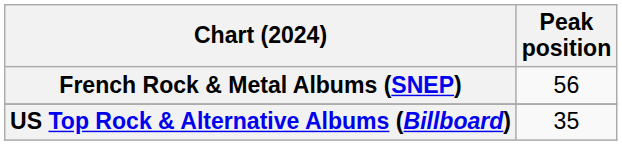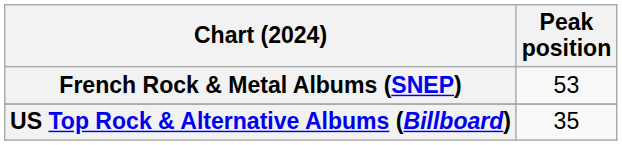(566, 85) 56 -> (566, 85) 53
